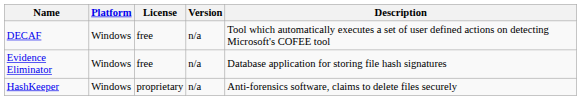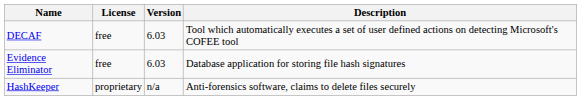- column: (111, 12)
(195, 35) n/a -> (156, 35) 6.03
(195, 64) n/a -> (156, 64) 6.03
